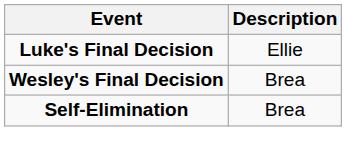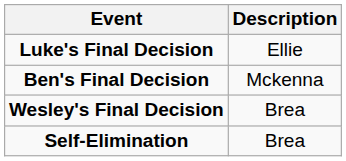+ row: (116, 79)
